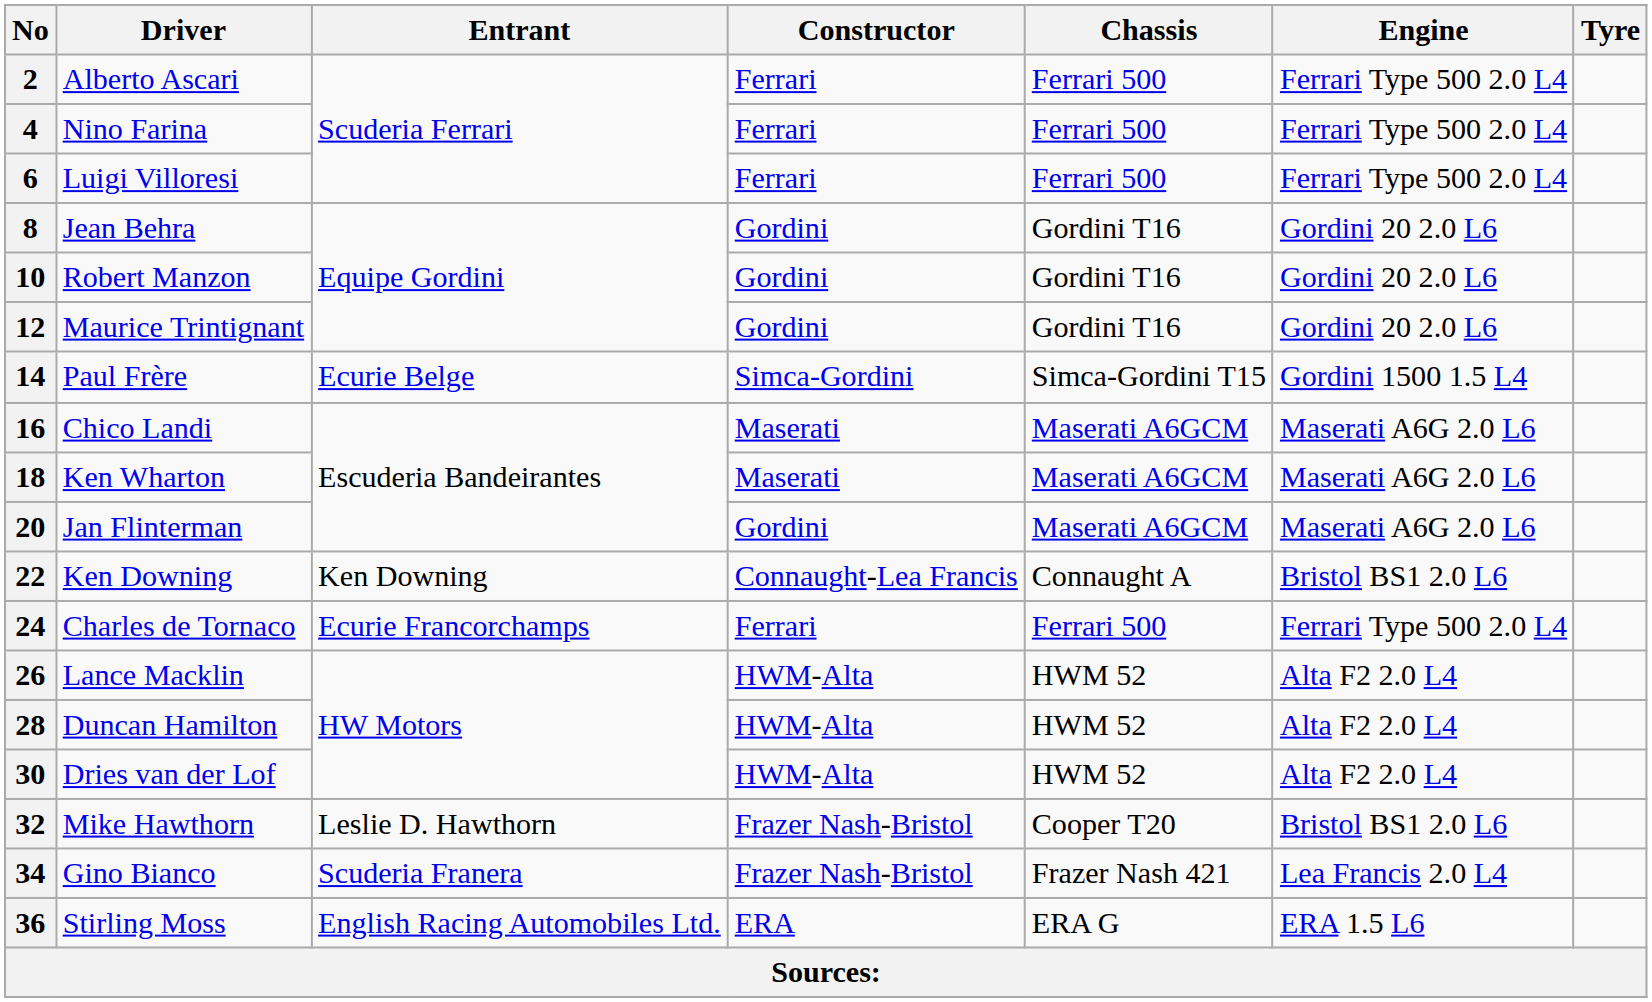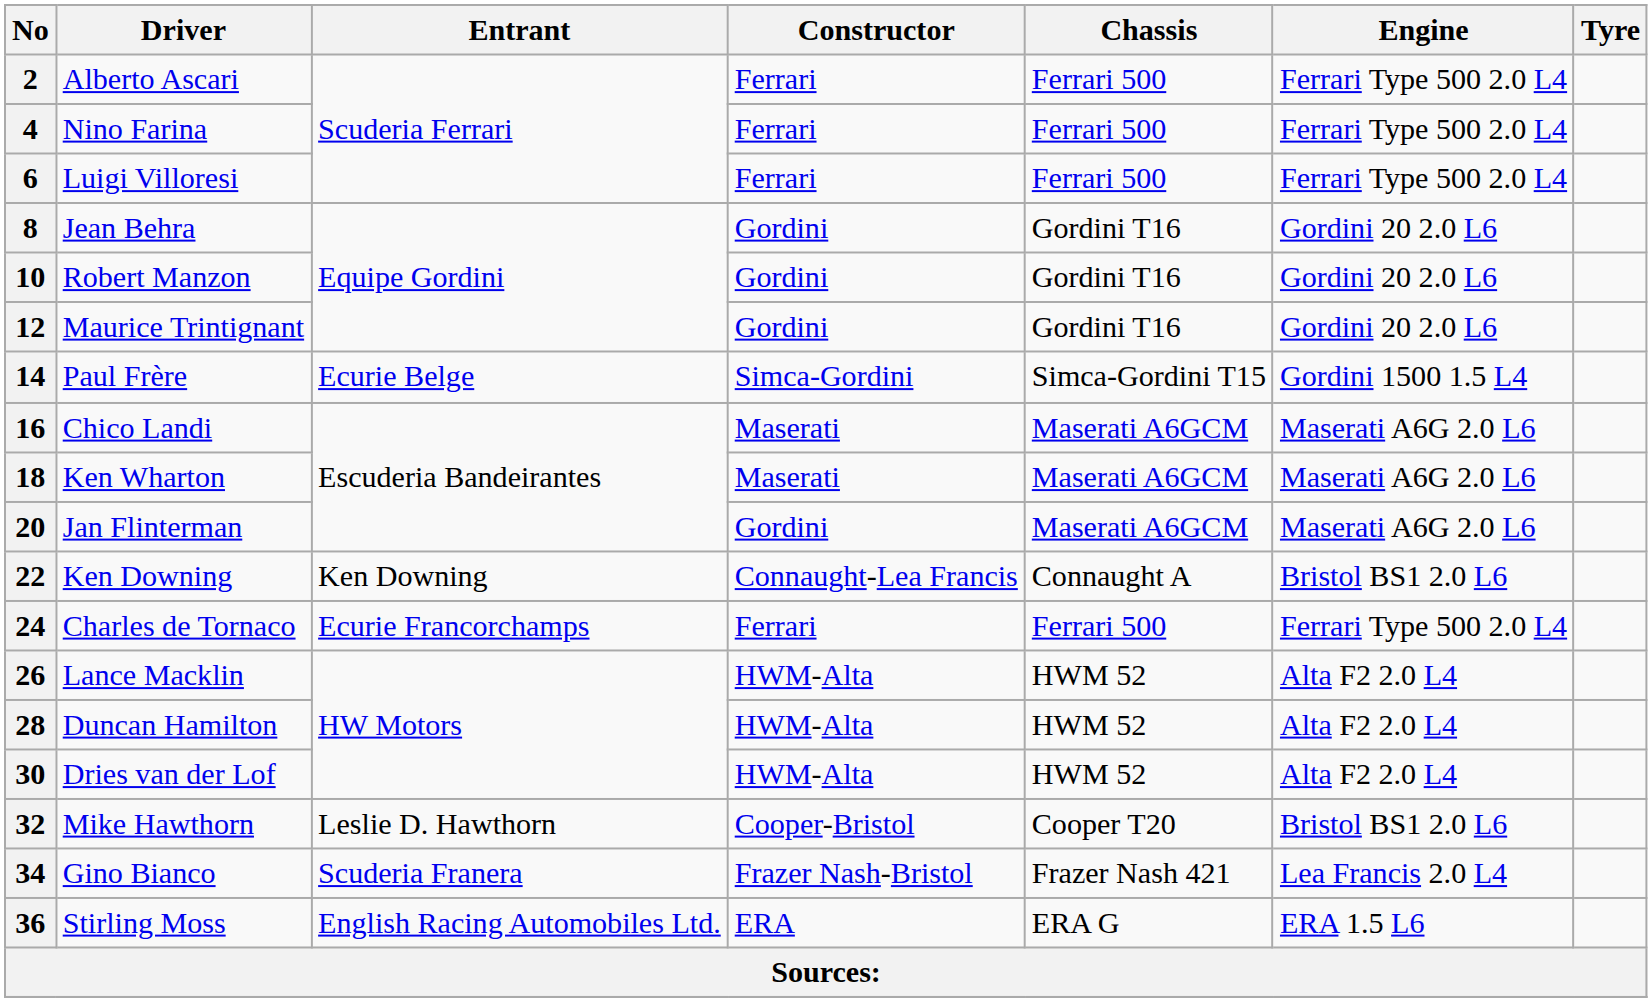(854, 823) Frazer Nash-Bristol -> (825, 823) Cooper-Bristol
